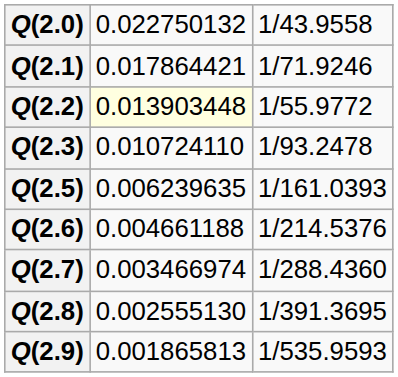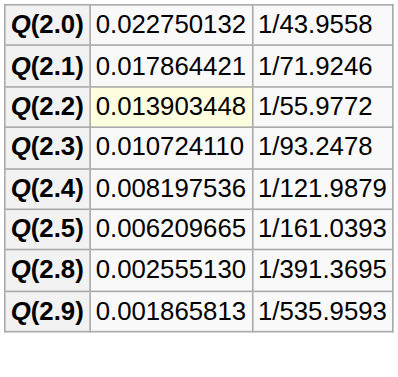+ row: (47, 188)
(171, 188) 0.006239635 -> (171, 229) 0.006209665
- row: (47, 229)
- row: (47, 270)
